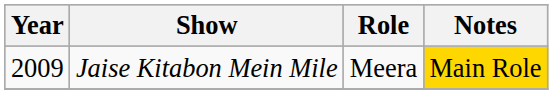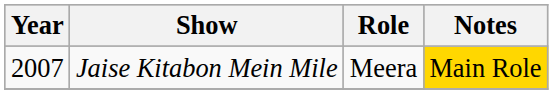(37, 67) 2009 -> (37, 67) 2007
